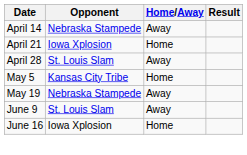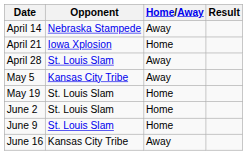(160, 77) Home -> (158, 77) Away
(95, 93) Nebraska Stampede -> (81, 93) St. Louis Slam
(158, 93) Away -> (160, 93) Home
+ row: (22, 110)
(158, 110) Away -> (160, 126) Home
(80, 126) Iowa Xplosion -> (88, 142) Kansas City Tribe
(160, 126) Home -> (158, 142) Away
